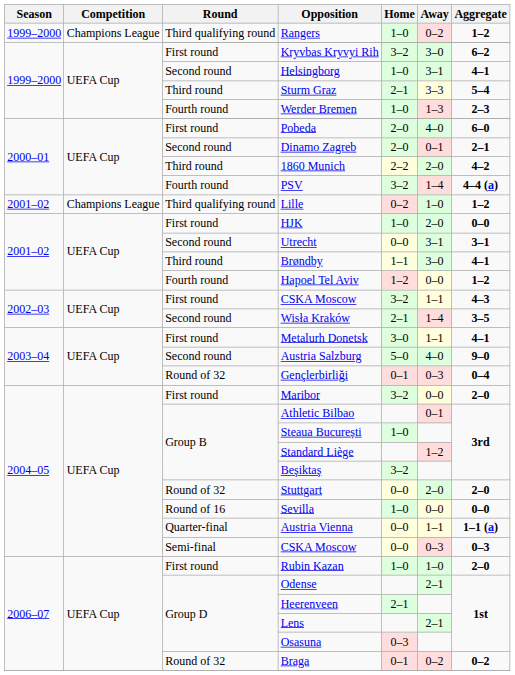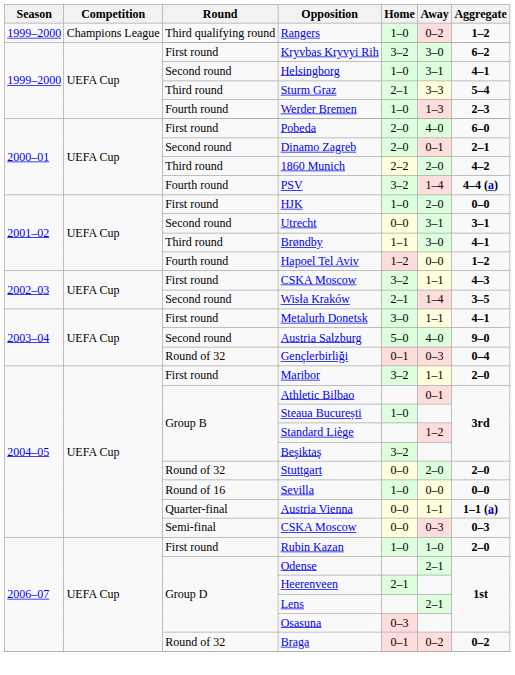- row: (28, 204)
(435, 394) 0–0 -> (435, 375) 1–1
